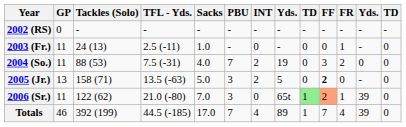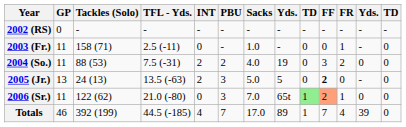columns swapped: (210, 12) <-> (263, 12)
(91, 46) 24 (13) -> (94, 46) 158 (71)
(230, 63) 7 -> (223, 63) 2
(94, 79) 158 (71) -> (91, 79) 24 (13)
(364, 96) 39 -> (361, 96) 0
